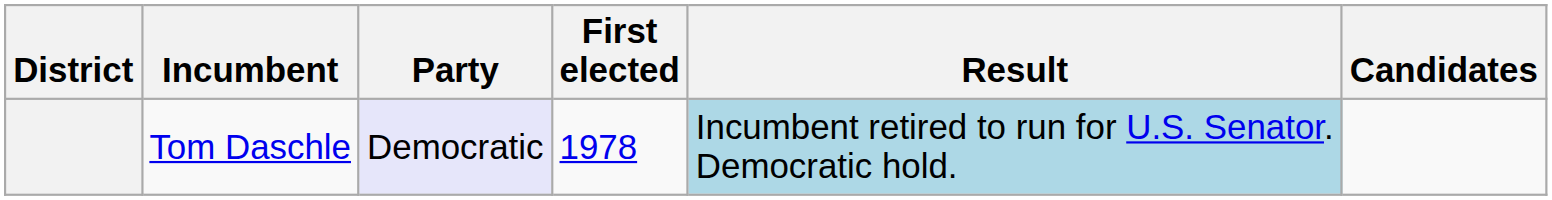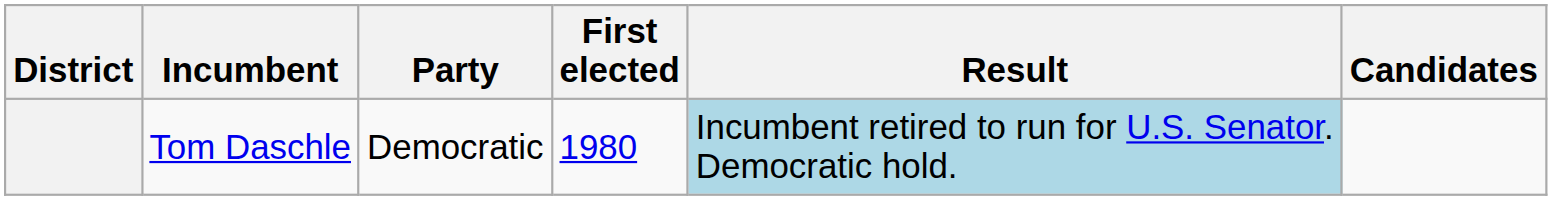(455, 146) lavender background -> (455, 146) no background
(598, 146) 1978 -> (598, 146) 1980
